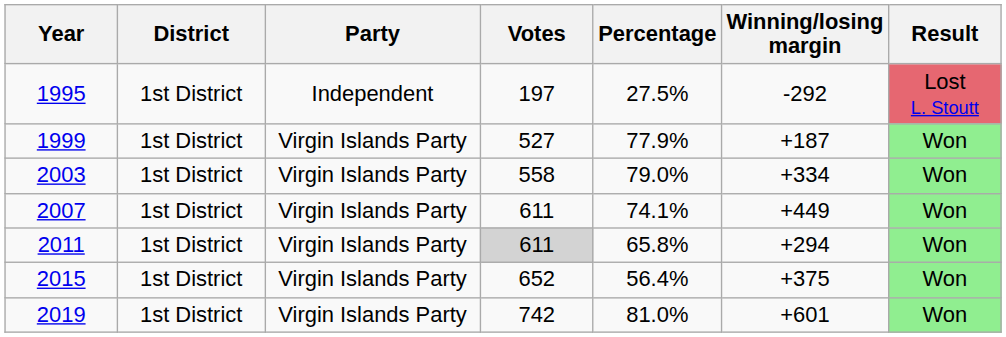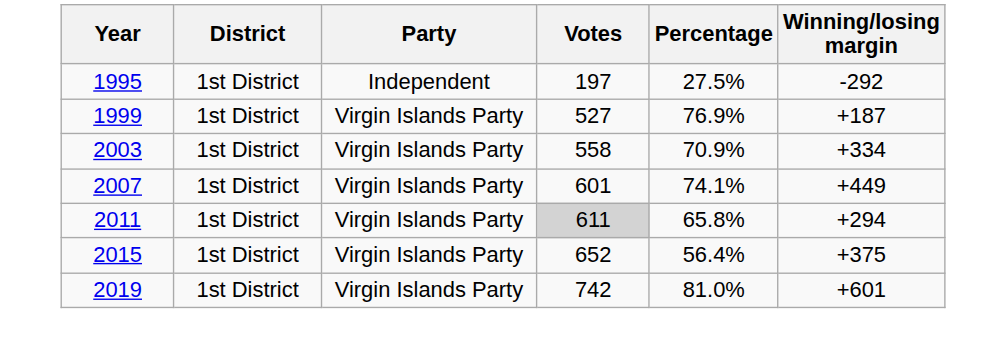- column: (945, 34)
(657, 140) 77.9% -> (714, 116) 76.9%
(657, 175) 79.0% -> (714, 150) 70.9%
(537, 210) 611 -> (593, 185) 601
